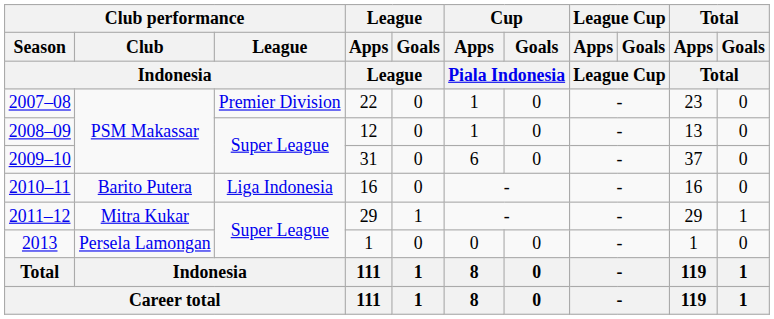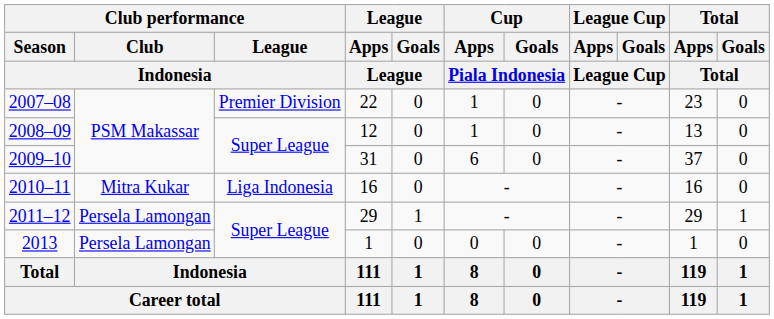(145, 187) Barito Putera -> (145, 187) Mitra Kukar
(145, 215) Mitra Kukar -> (145, 215) Persela Lamongan
